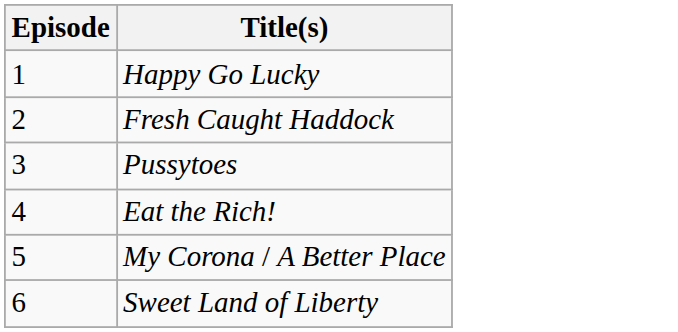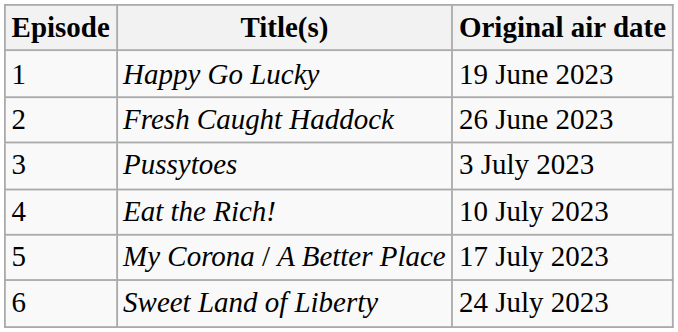+ column: (562, 27)
